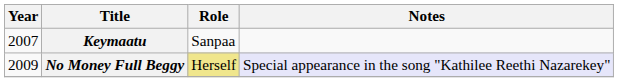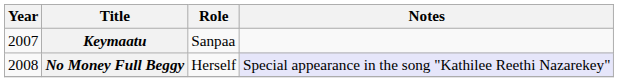(23, 64) 2009 -> (23, 64) 2008
(214, 64) khaki background -> (214, 64) no background
